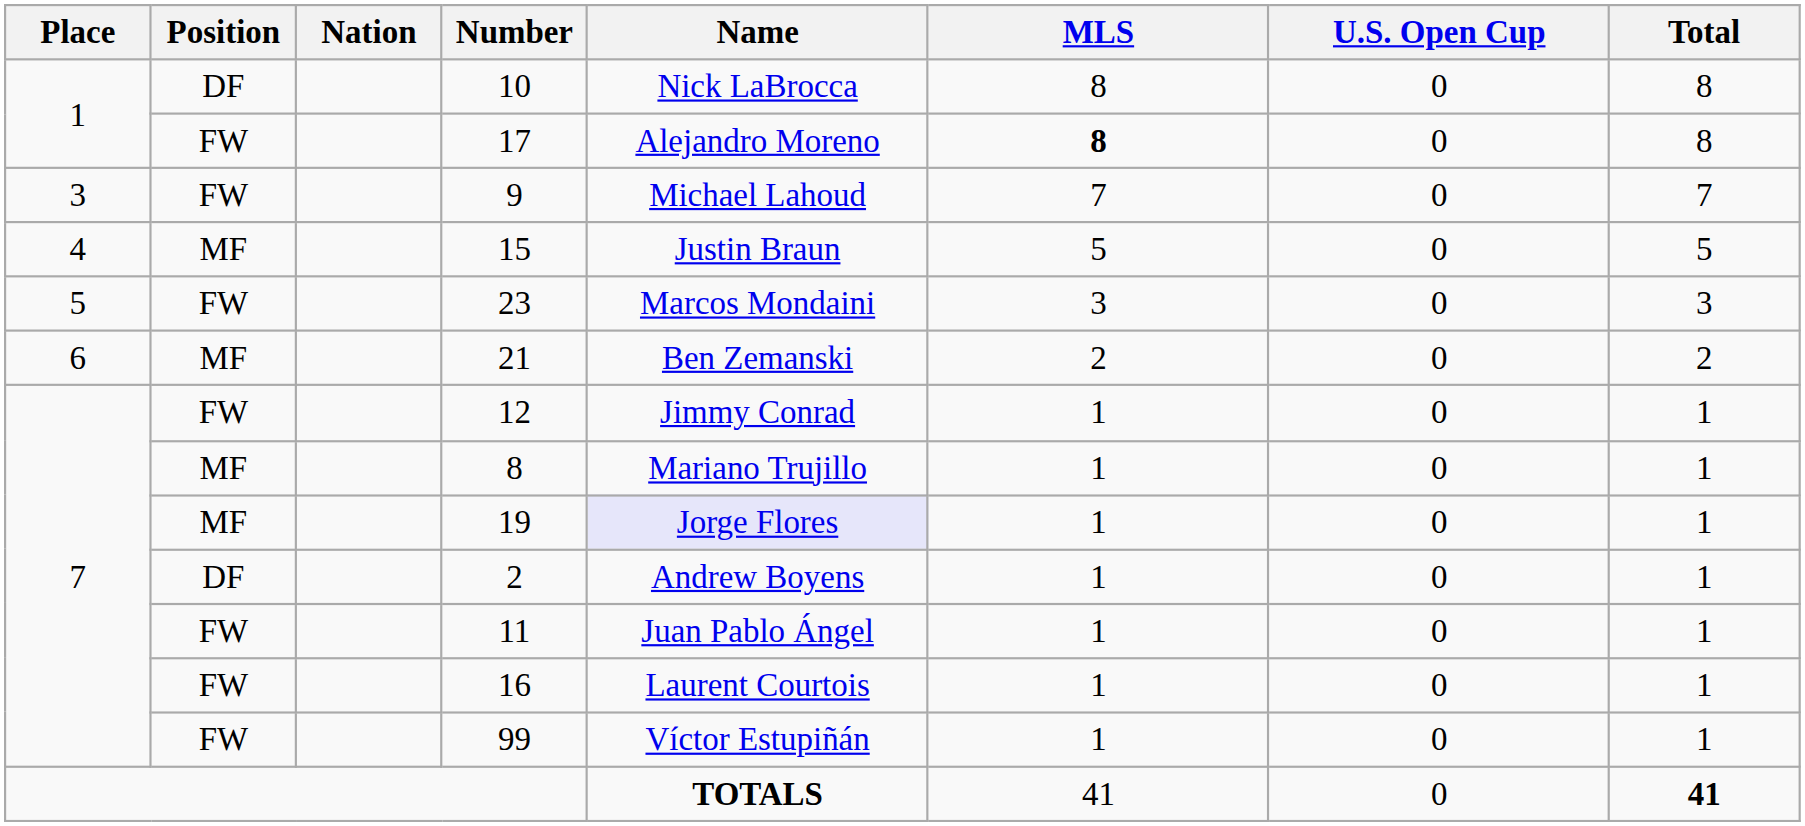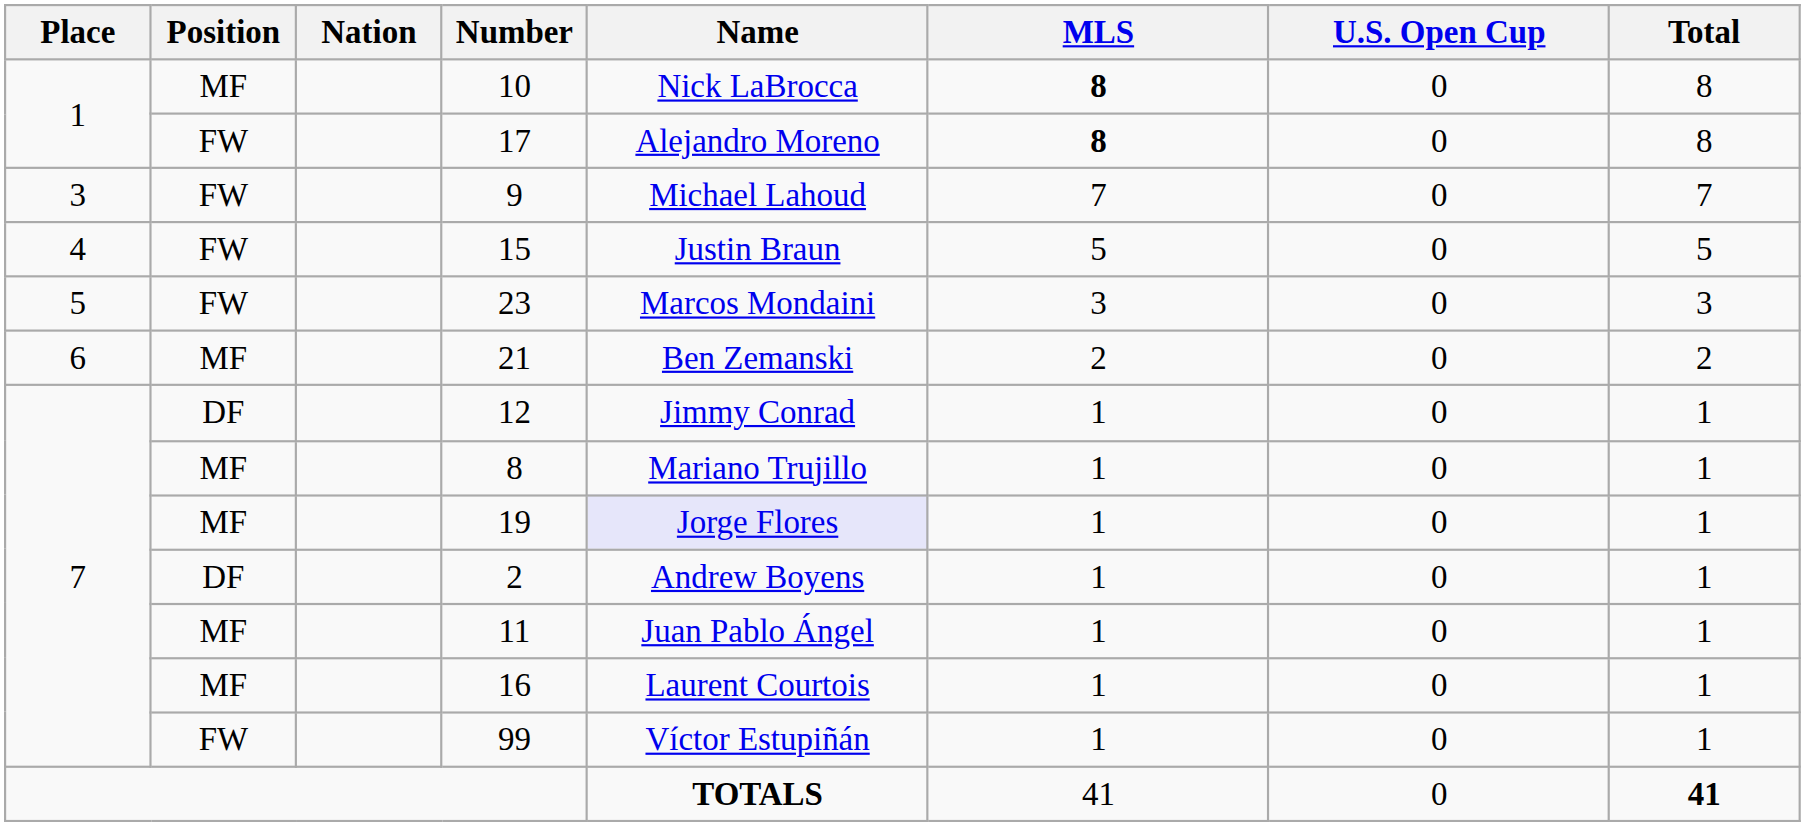(223, 86) DF -> (223, 86) MF
(1098, 86) normal -> (1098, 86) bold
(223, 249) MF -> (223, 249) FW
(223, 412) FW -> (223, 412) DF
(223, 630) FW -> (223, 630) MF
(223, 684) FW -> (223, 684) MF
